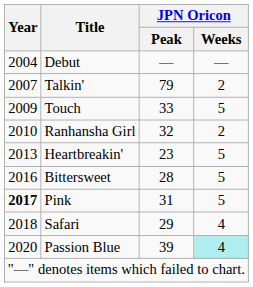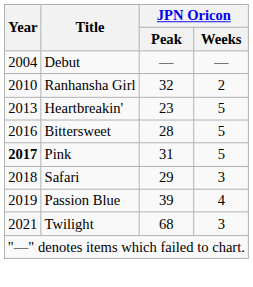- row: (64, 85)
- row: (63, 108)
(221, 223) 4 -> (221, 177) 3
(23, 246) 2020 -> (23, 200) 2019
(221, 246) paleturquoise background -> (221, 200) no background
+ row: (69, 223)
